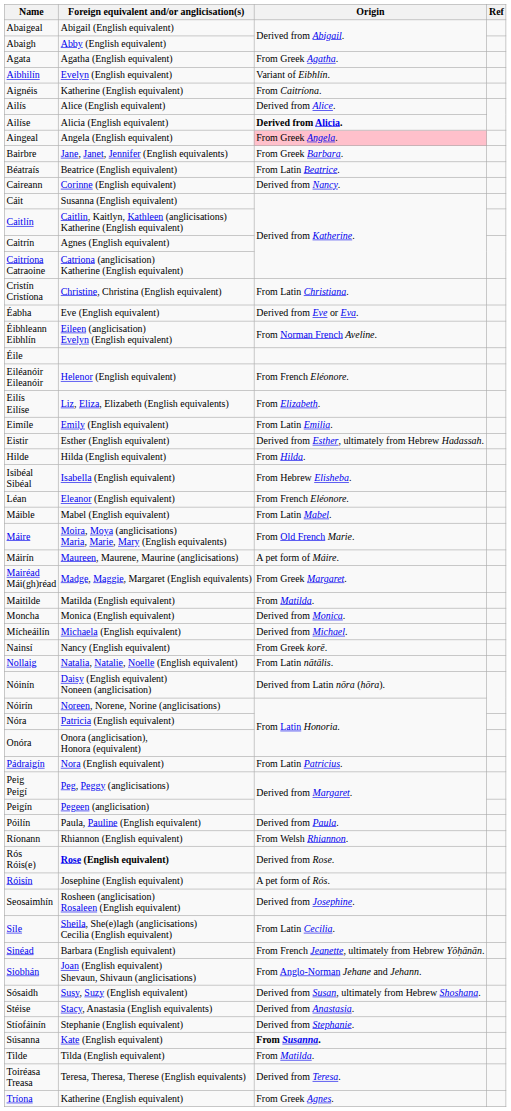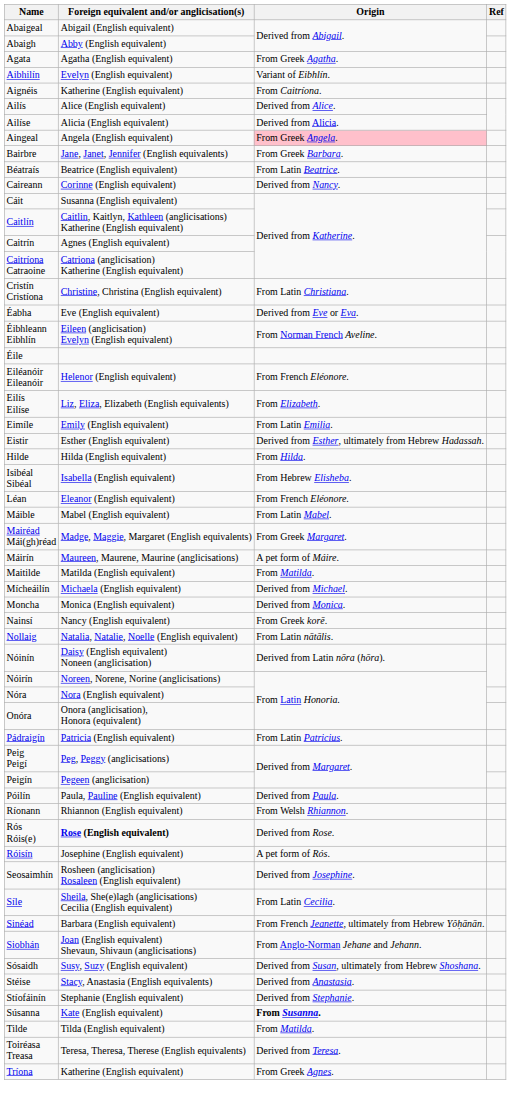(299, 122) bold -> (298, 122) normal
- row: (18, 536)
rows swapped: (31, 579) <-> (20, 557)
rows swapped: (28, 631) <-> (23, 616)
(117, 721) Patricia (English equivalent) -> (112, 694) Nora (English equivalent)
(112, 764) Nora (English equivalent) -> (117, 737) Patricia (English equivalent)
